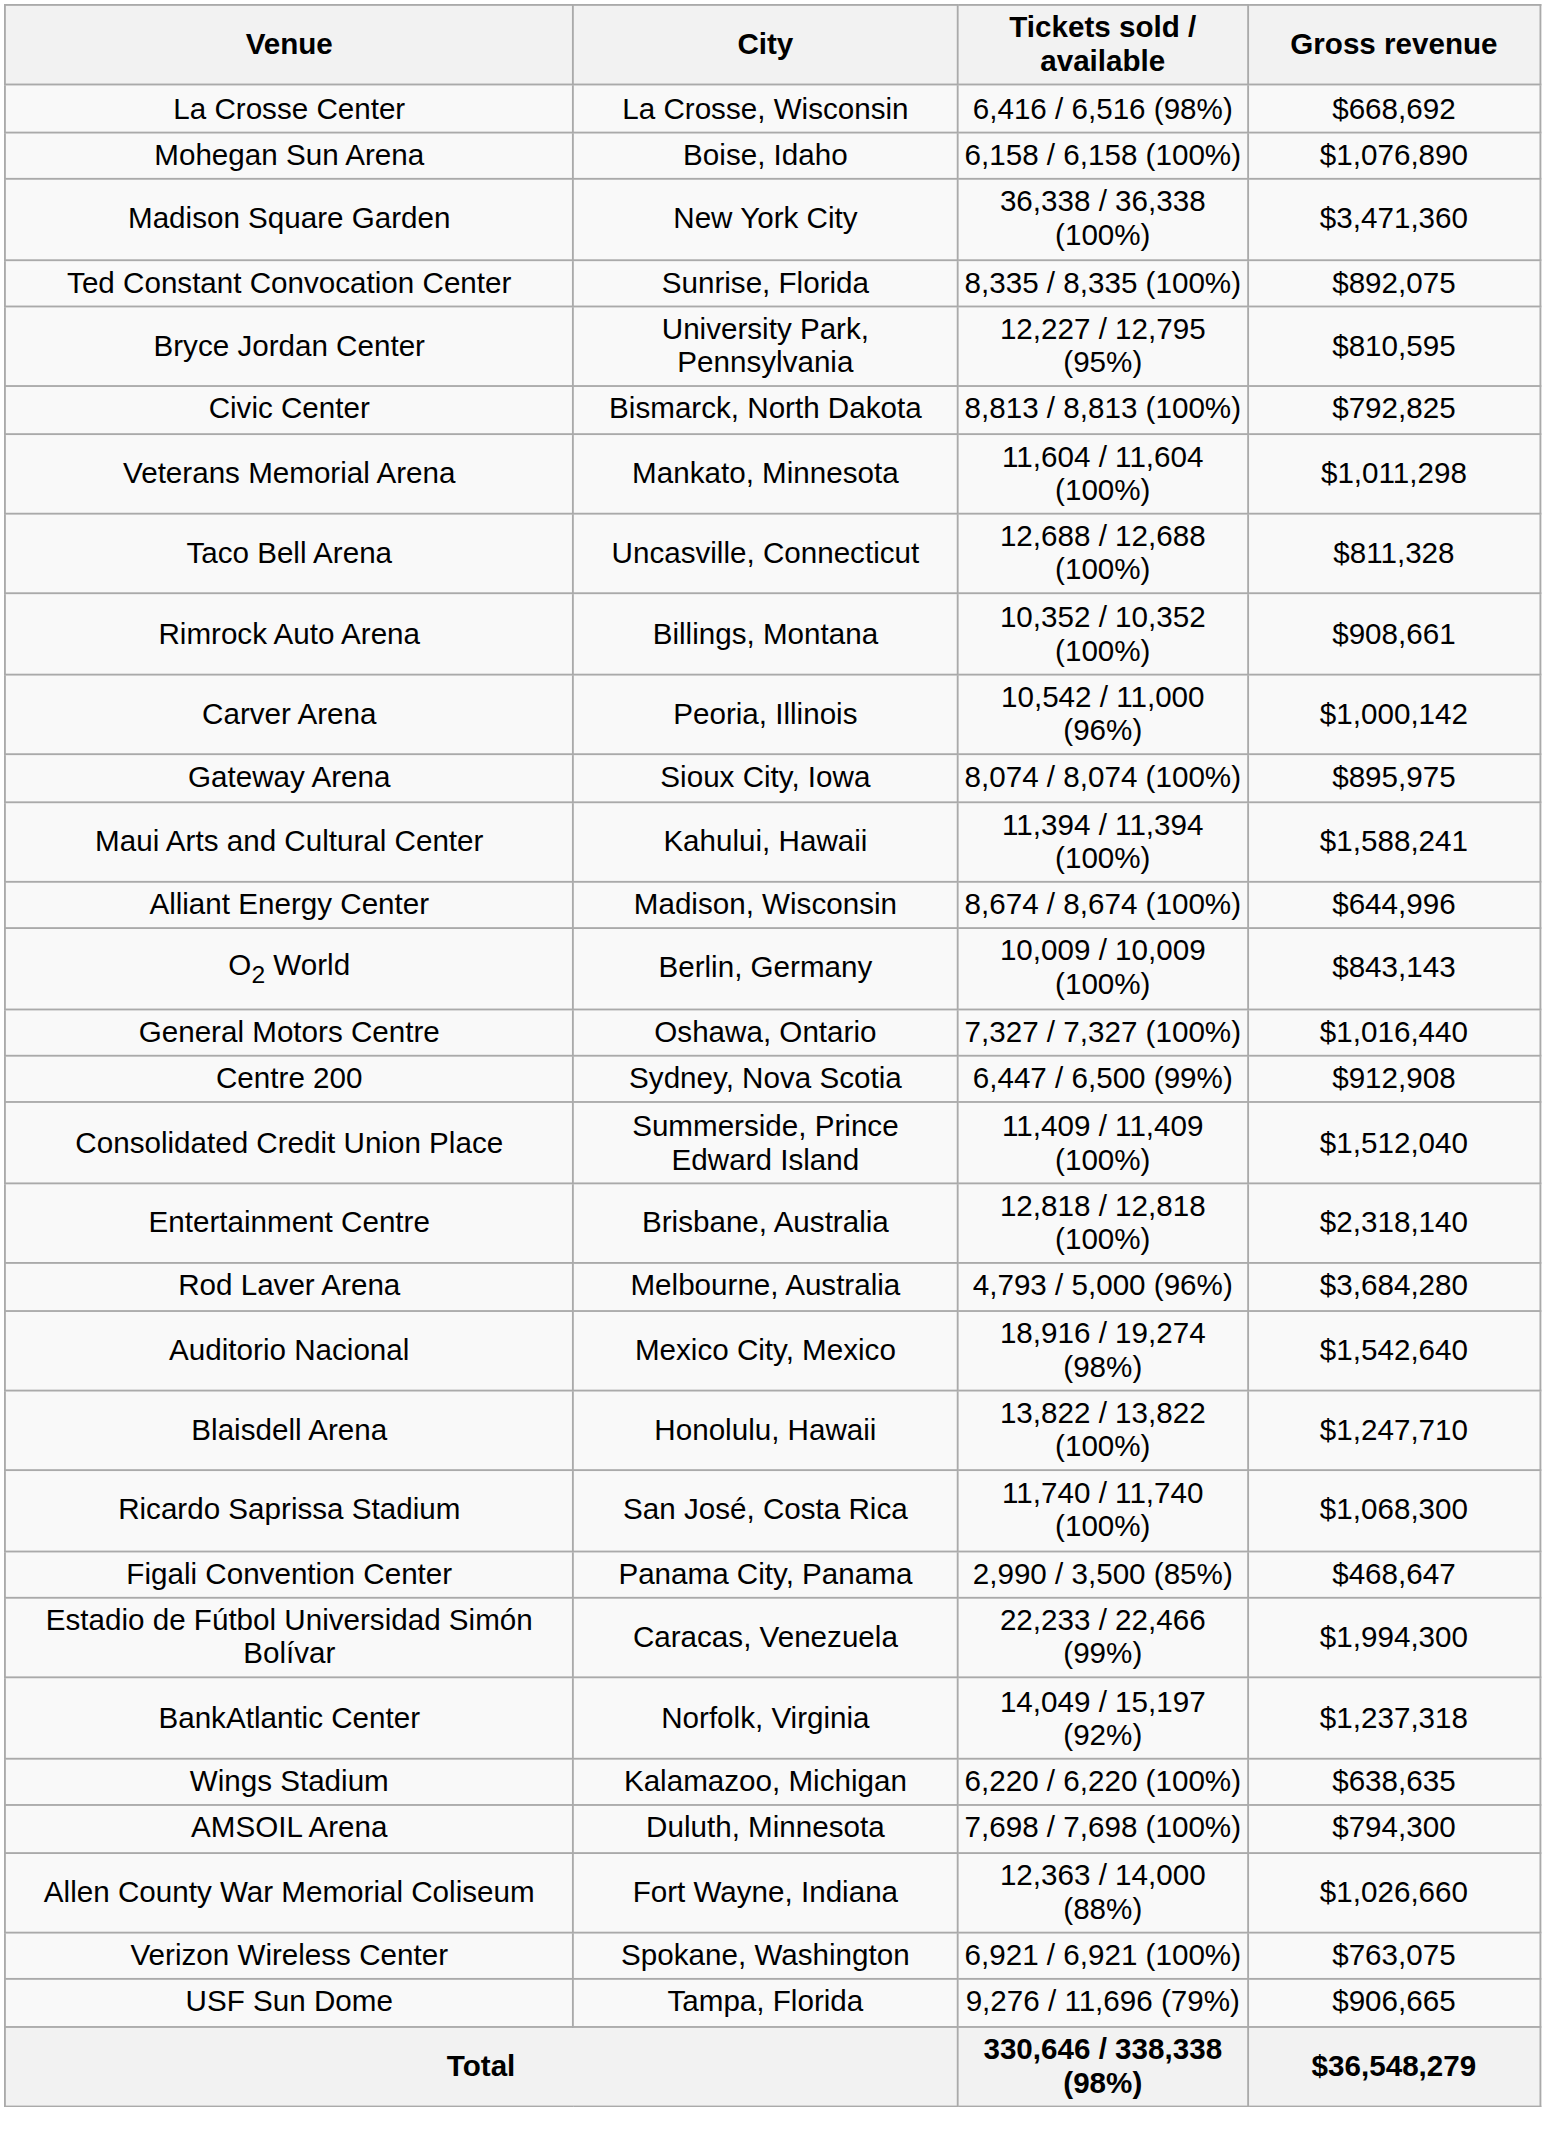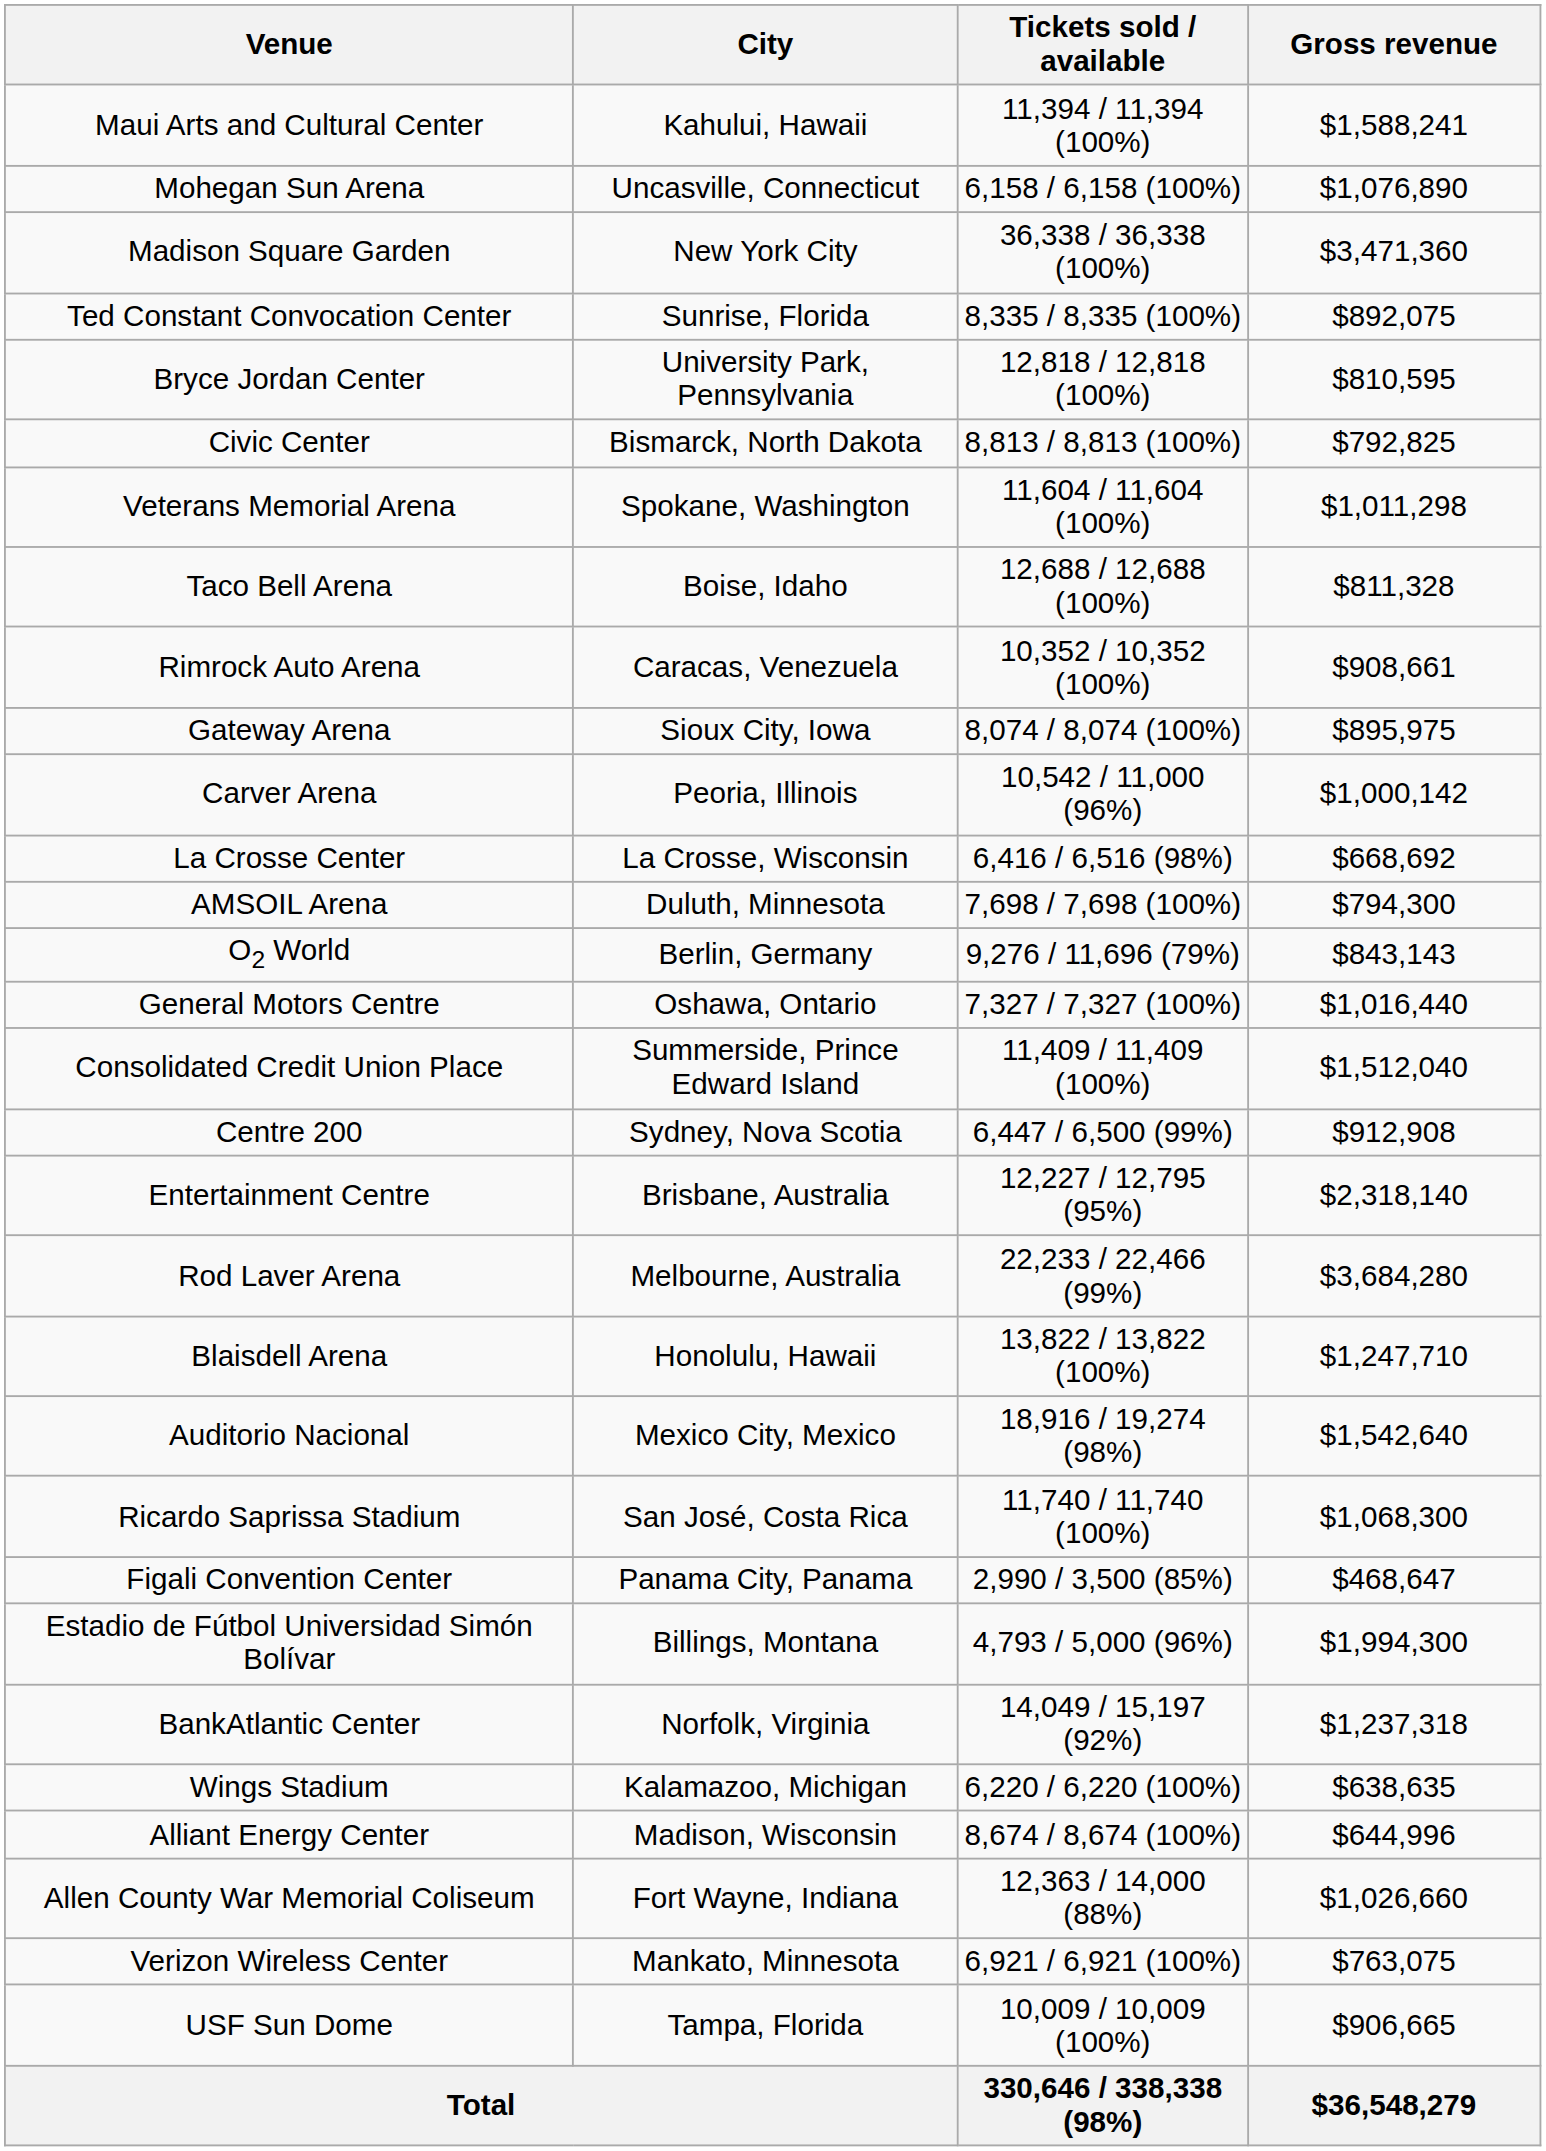rows swapped: (289, 841) <-> (289, 108)
(765, 155) Boise, Idaho -> (765, 188) Uncasville, Connecticut
(1103, 345) 12,227 / 12,795 (95%) -> (1103, 379) 12,818 / 12,818 (100%)
(765, 473) Mankato, Minnesota -> (765, 506) Spokane, Washington
(765, 553) Uncasville, Connecticut -> (765, 586) Boise, Idaho
(765, 633) Billings, Montana -> (765, 666) Caracas, Venezuela
rows swapped: (289, 713) <-> (289, 777)
rows swapped: (289, 1828) <-> (289, 904)
(1103, 968) 10,009 / 10,009 (100%) -> (1103, 954) 9,276 / 11,696 (79%)
rows swapped: (289, 1078) <-> (289, 1142)
(1103, 1222) 12,818 / 12,818 (100%) -> (1103, 1195) 12,227 / 12,795 (95%)
(1103, 1286) 4,793 / 5,000 (96%) -> (1103, 1275) 22,233 / 22,466 (99%)
rows swapped: (289, 1430) <-> (289, 1349)
(765, 1637) Caracas, Venezuela -> (765, 1643) Billings, Montana
(1103, 1637) 22,233 / 22,466 (99%) -> (1103, 1643) 4,793 / 5,000 (96%)
(765, 1955) Spokane, Washington -> (765, 1961) Mankato, Minnesota
(1103, 2002) 9,276 / 11,696 (79%) -> (1103, 2024) 10,009 / 10,009 (100%)
